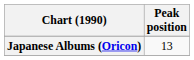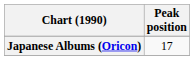(167, 45) 13 -> (167, 45) 17
